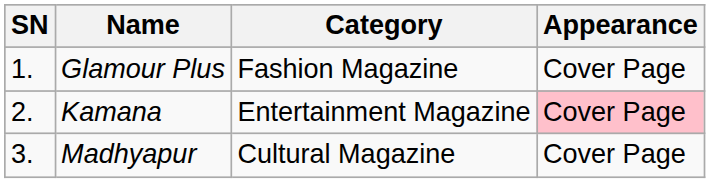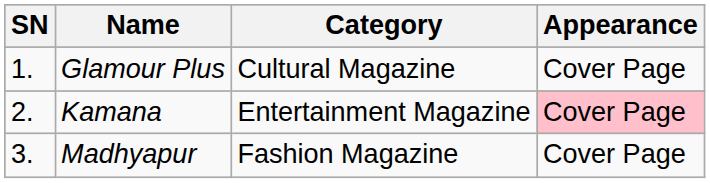(348, 68) Fashion Magazine -> (346, 68) Cultural Magazine
(346, 154) Cultural Magazine -> (348, 154) Fashion Magazine
